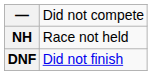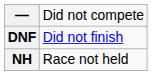rows swapped: (22, 59) <-> (22, 37)
